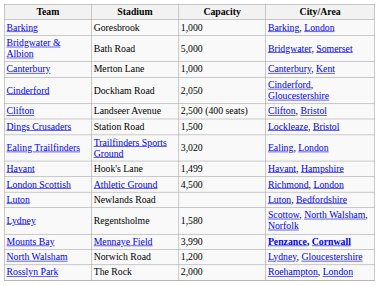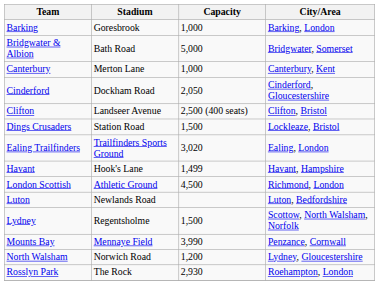(192, 220) 1,580 -> (192, 220) 1,500
(309, 241) bold -> (307, 241) normal
(192, 272) 2,000 -> (192, 272) 2,930
